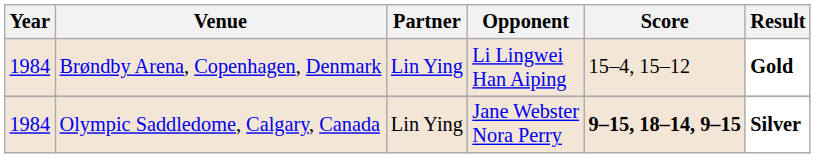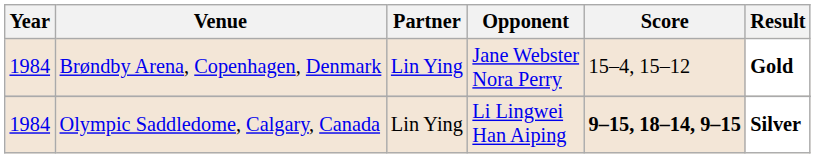(519, 67) Li Lingwei Han Aiping -> (526, 67) Jane Webster Nora Perry
(526, 124) Jane Webster Nora Perry -> (519, 124) Li Lingwei Han Aiping
